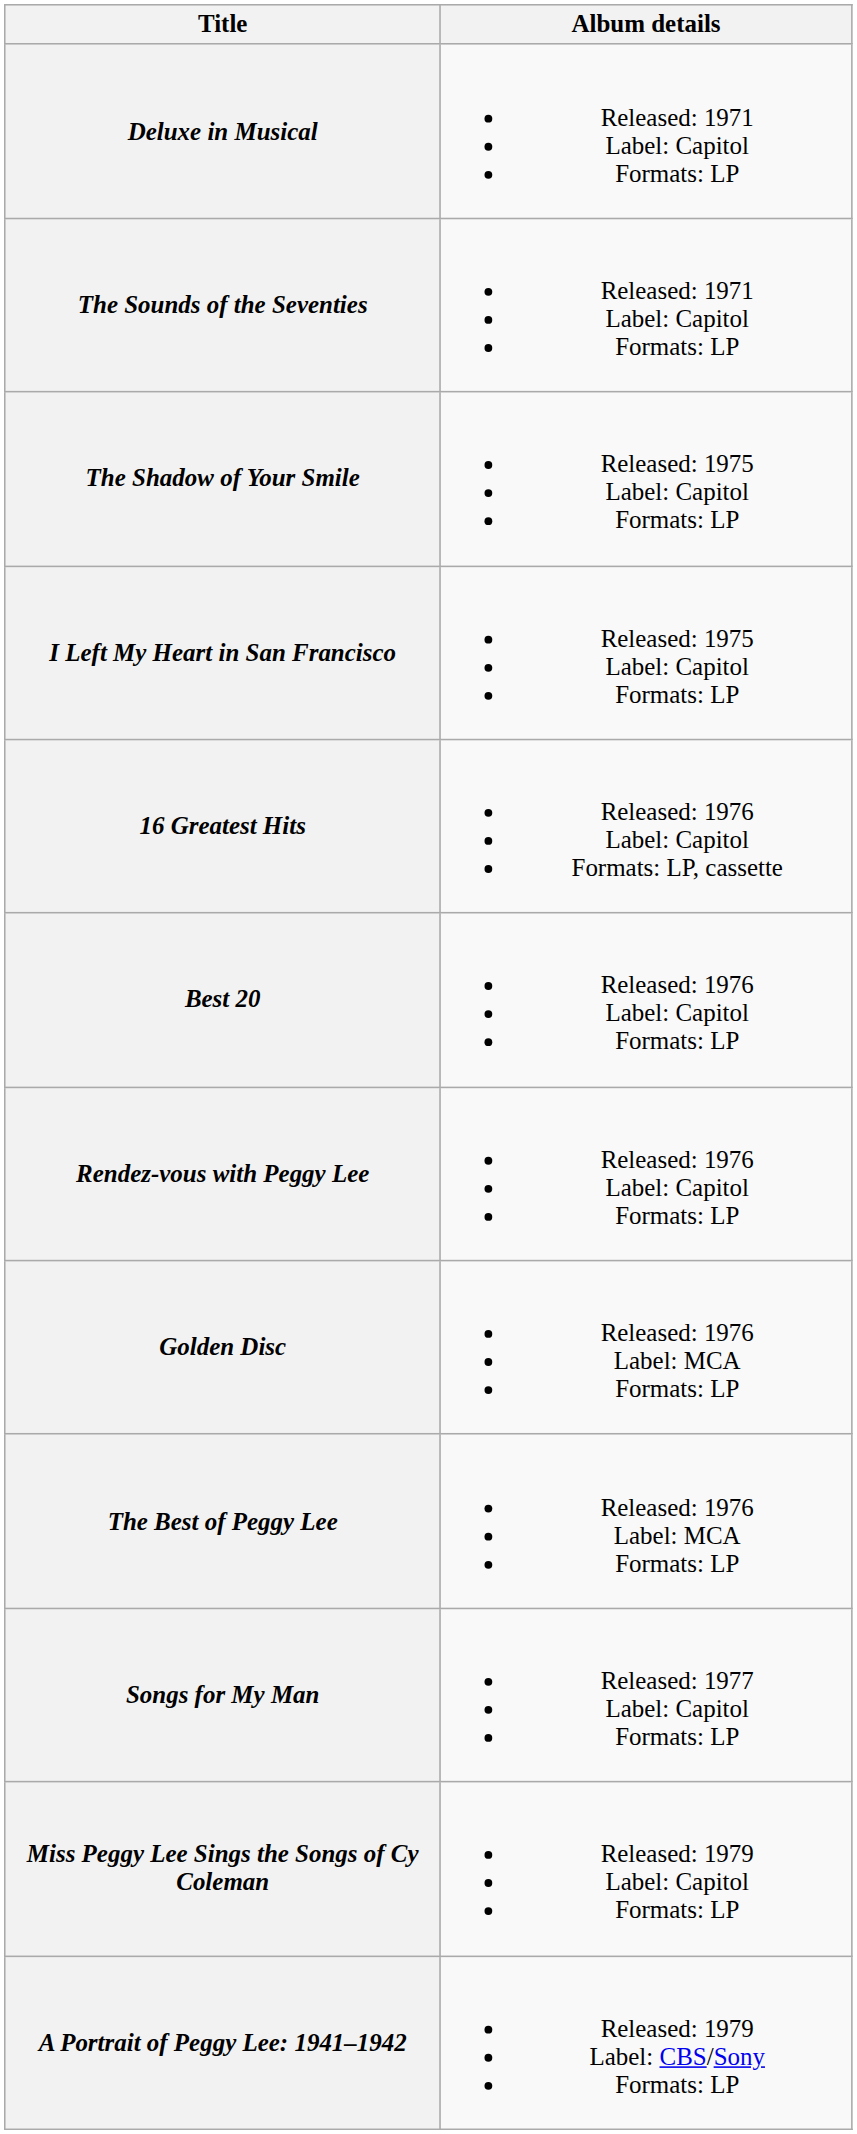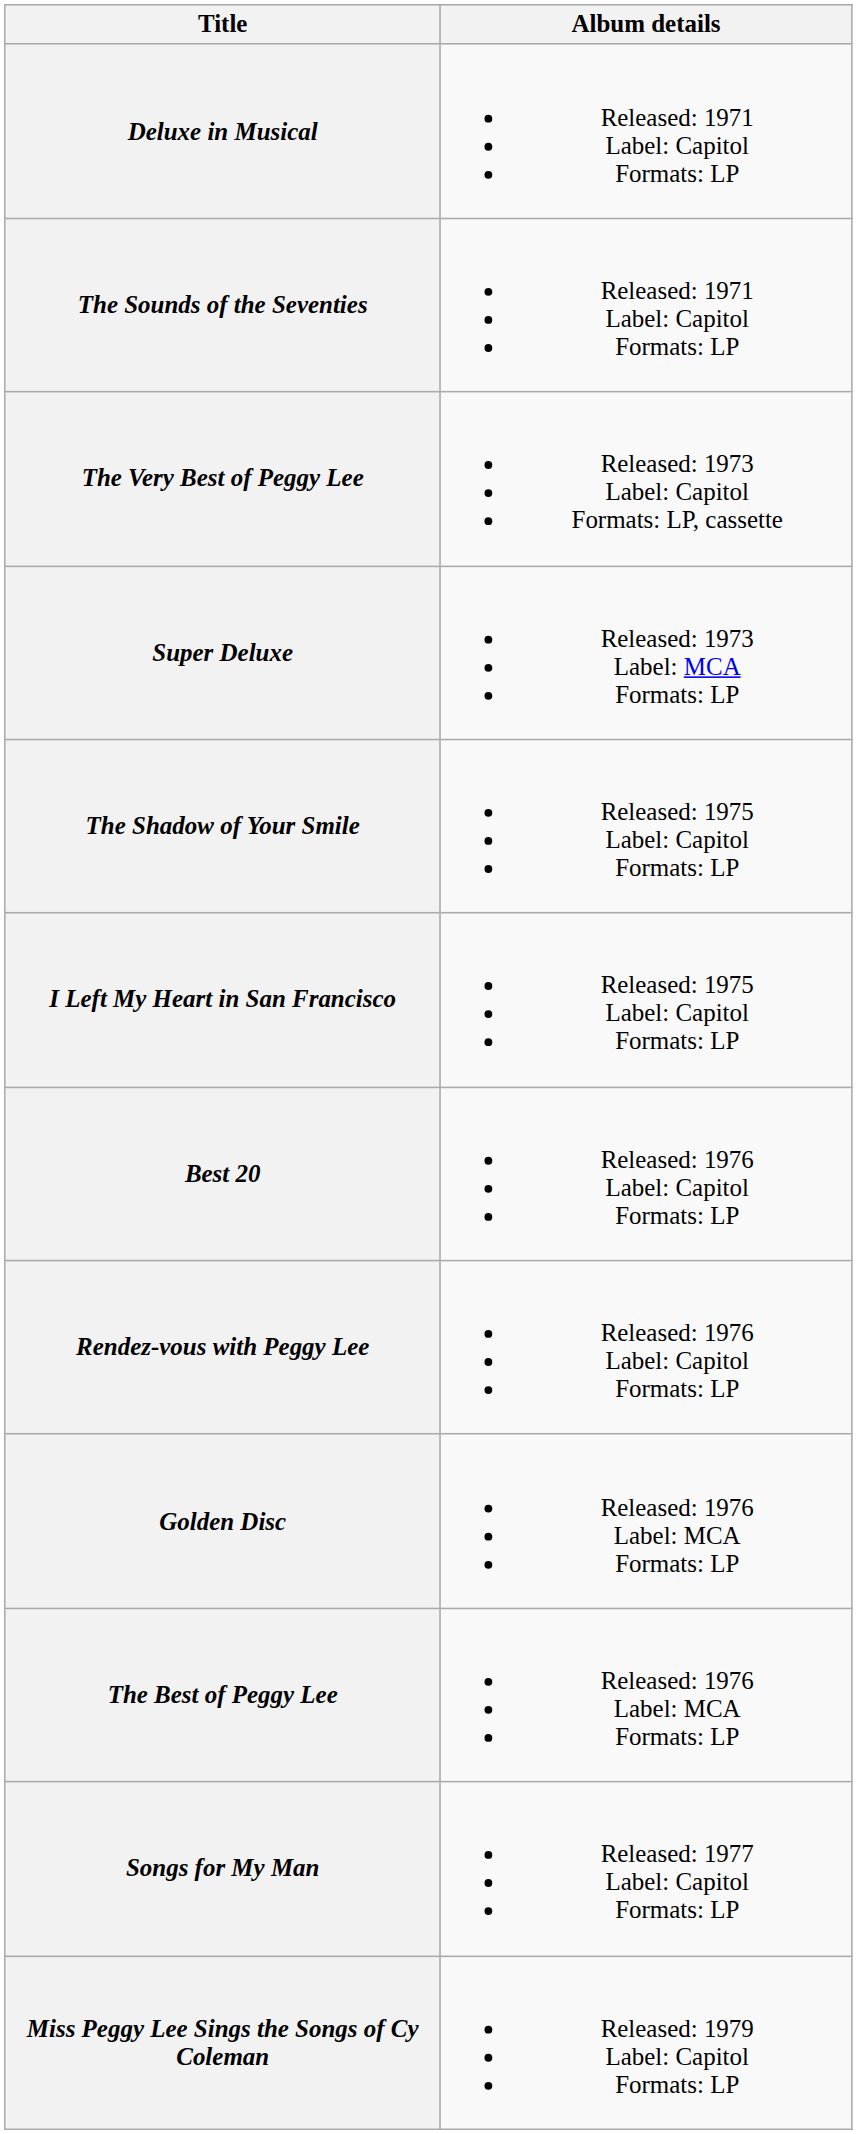+ row: (223, 478)
+ row: (223, 652)
- row: (223, 825)
- row: (223, 2042)
